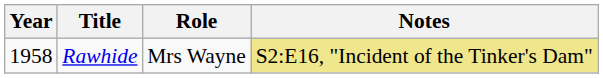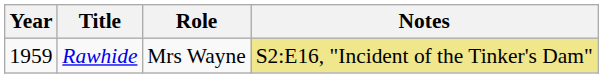(31, 55) 1958 -> (31, 55) 1959
